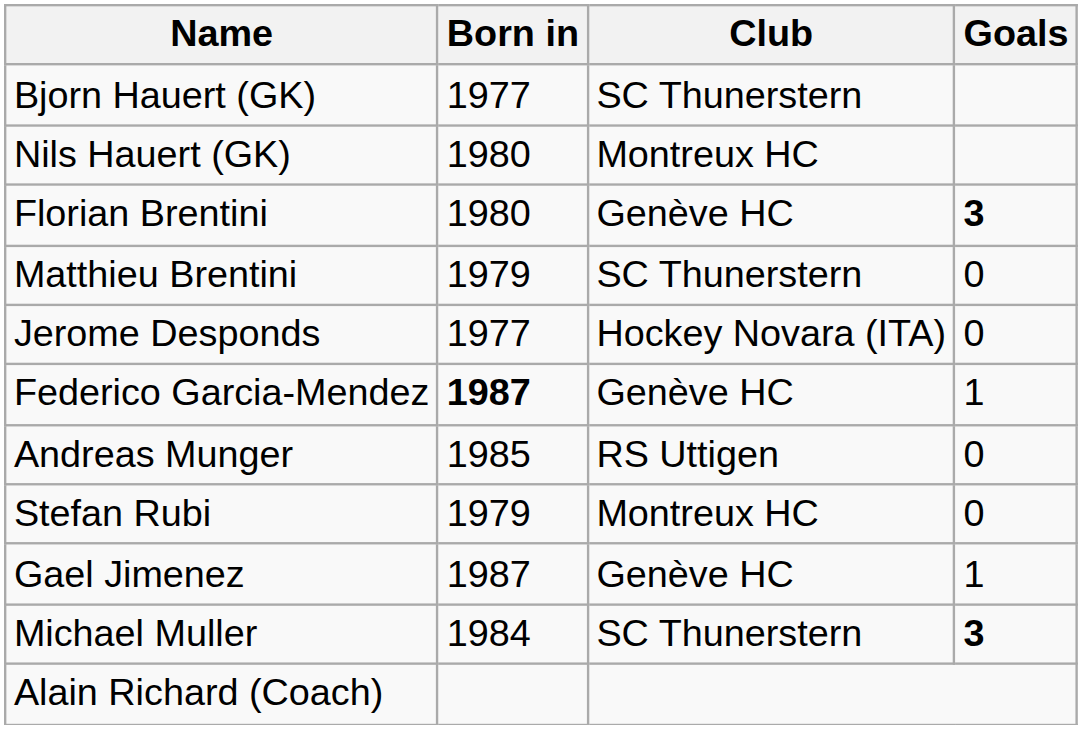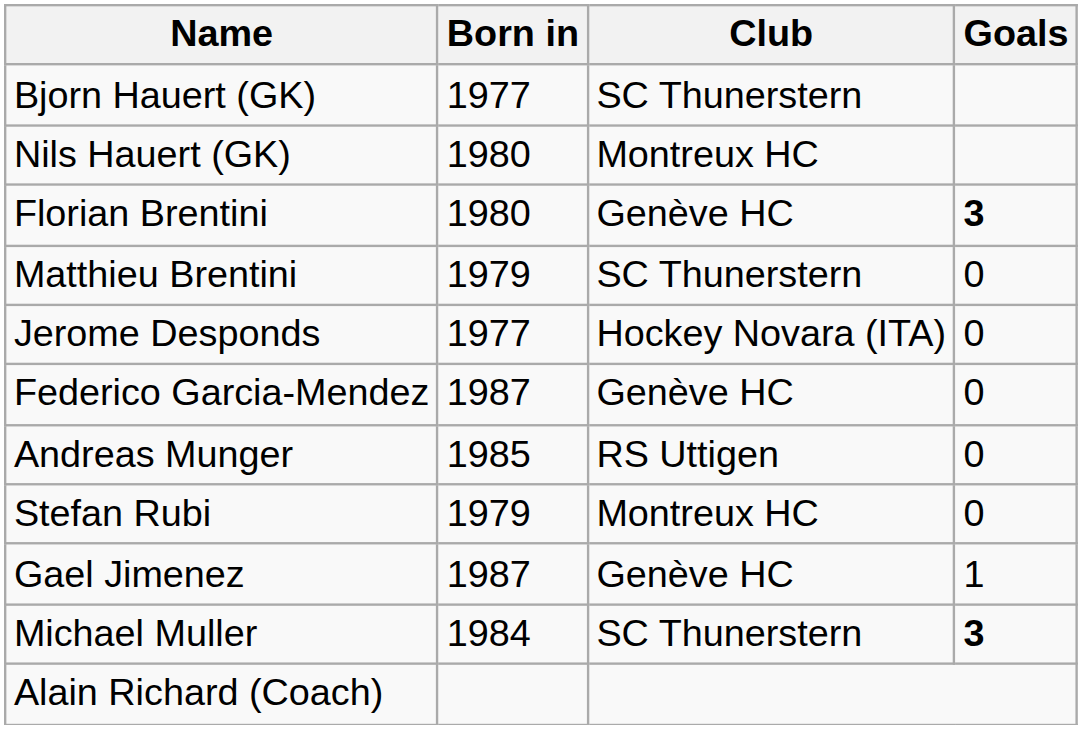(489, 393) bold -> (489, 393) normal
(974, 393) 1 -> (974, 393) 0
